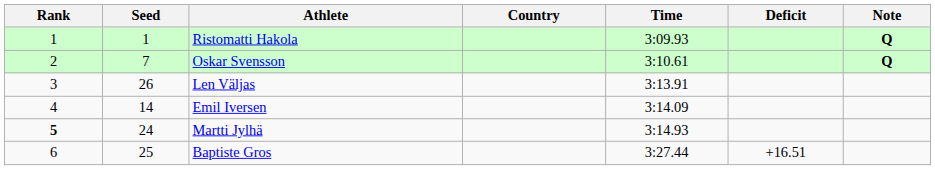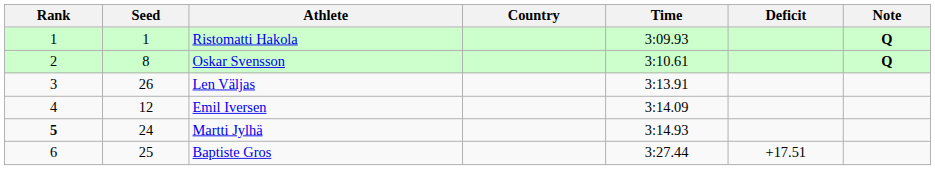(146, 61) 7 -> (146, 61) 8
(146, 107) 14 -> (146, 107) 12
(786, 152) +16.51 -> (786, 152) +17.51
